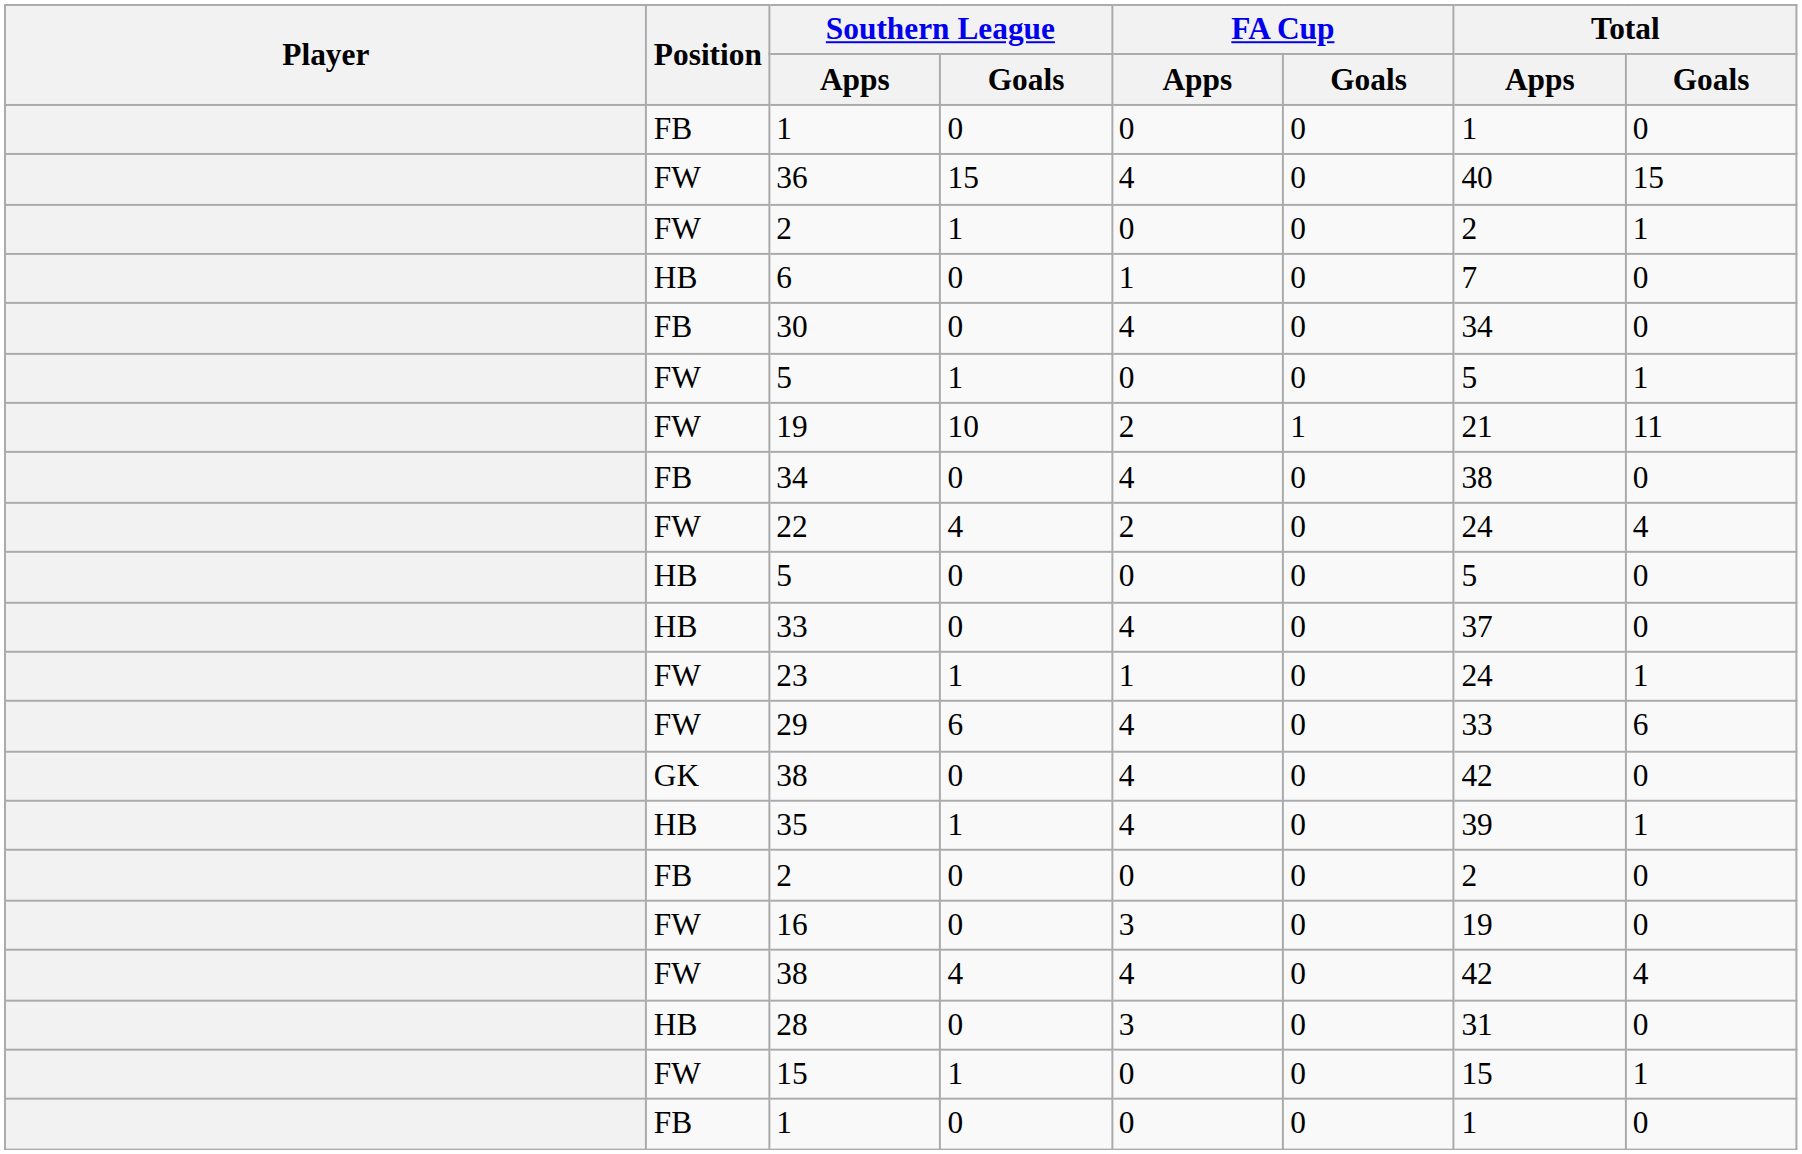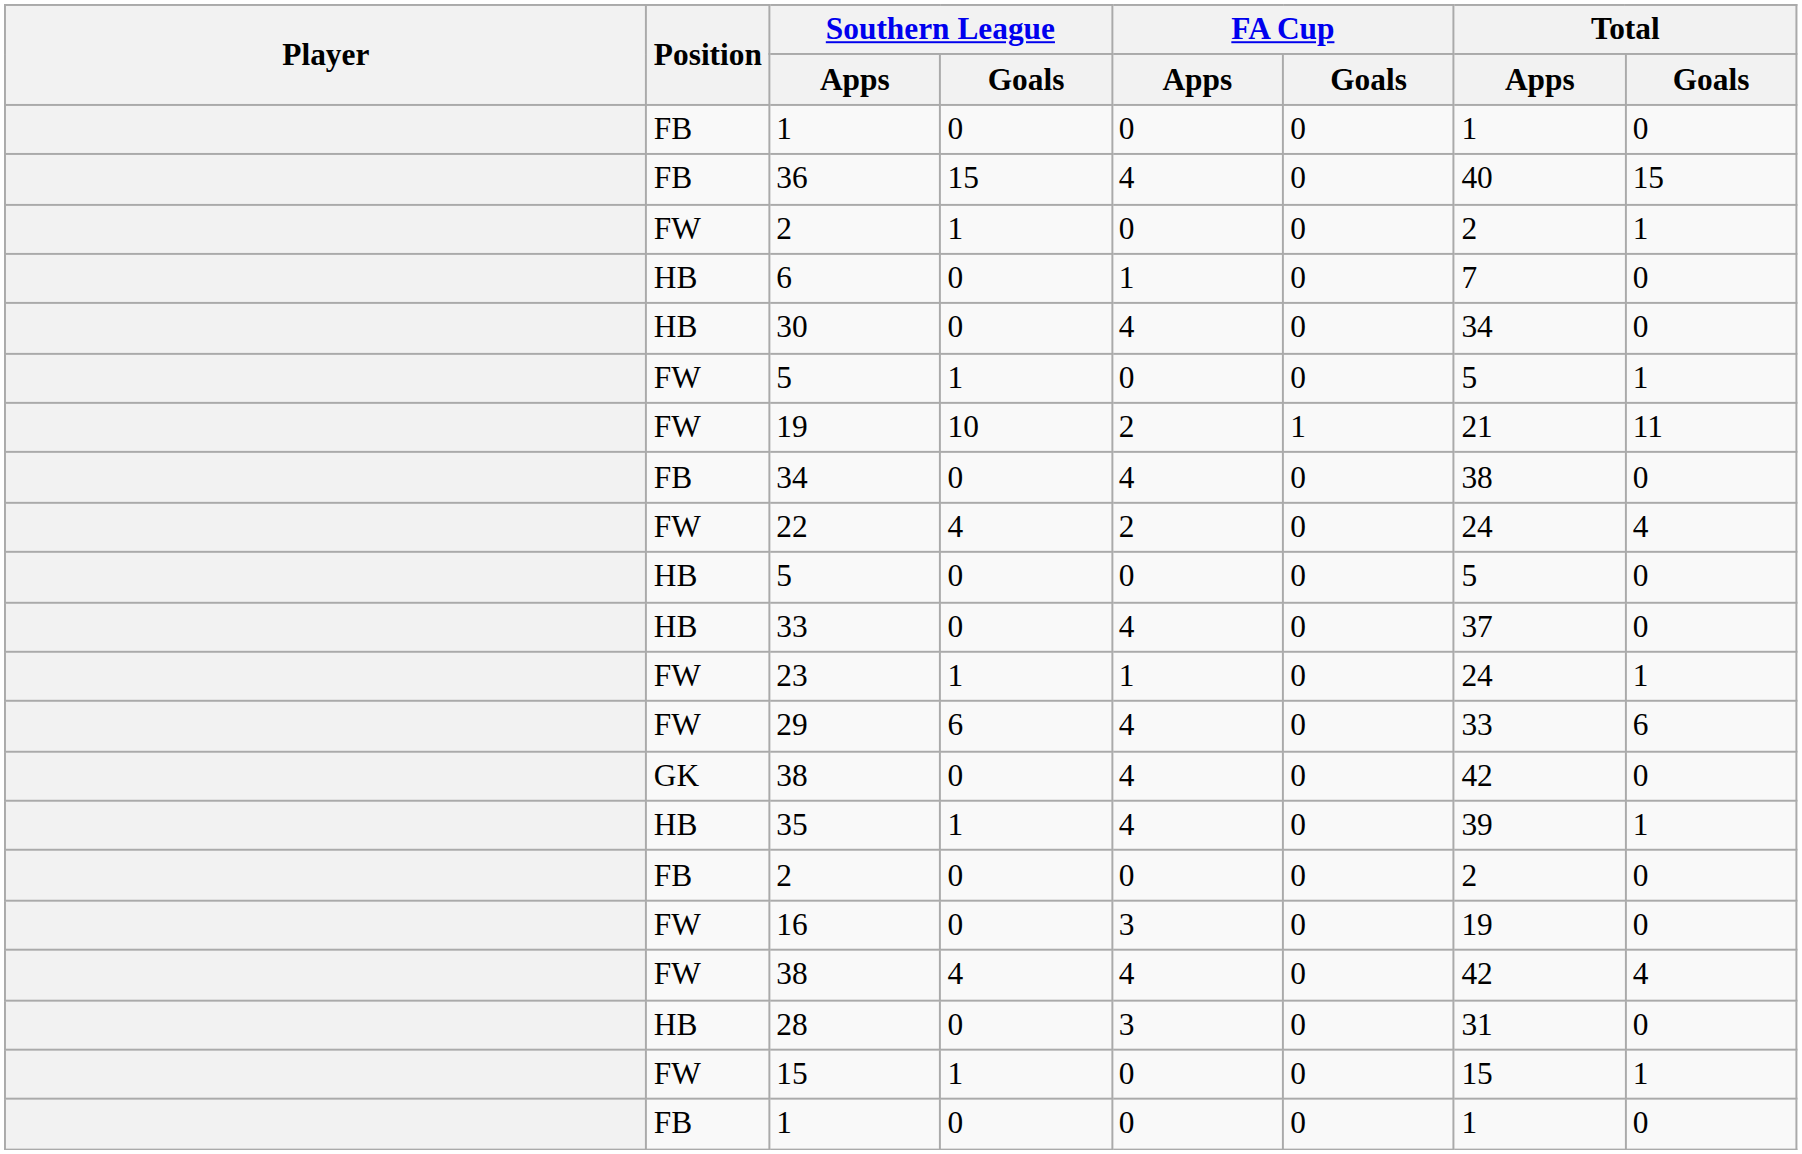(677, 178) FW -> (673, 178) FB
(673, 327) FB -> (676, 327) HB
